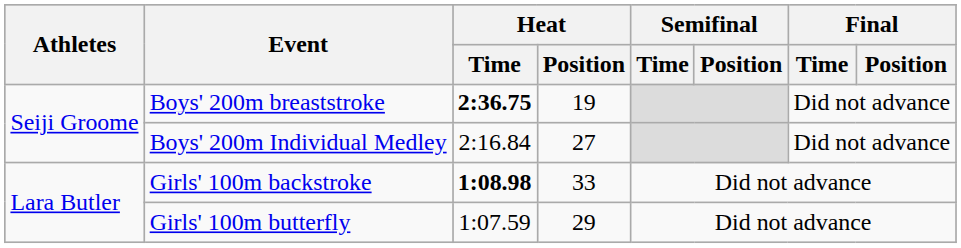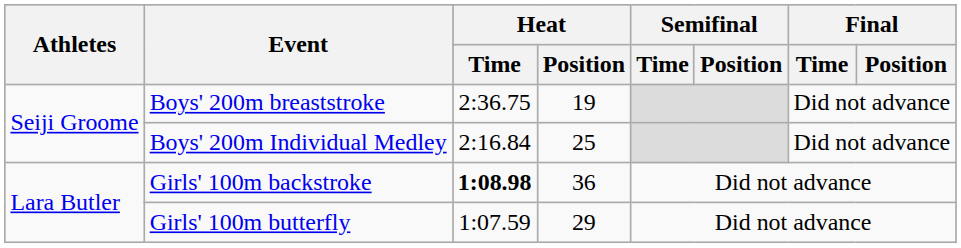(495, 103) bold -> (495, 103) normal
(584, 142) 27 -> (584, 142) 25
(584, 182) 33 -> (584, 182) 36
